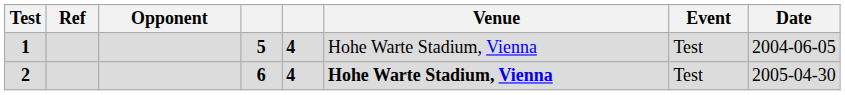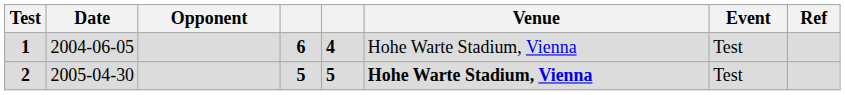columns swapped: (794, 18) <-> (72, 18)
(261, 47) 5 -> (301, 47) 6
(261, 75) 6 -> (301, 75) 5
(291, 75) 4 -> (331, 75) 5
